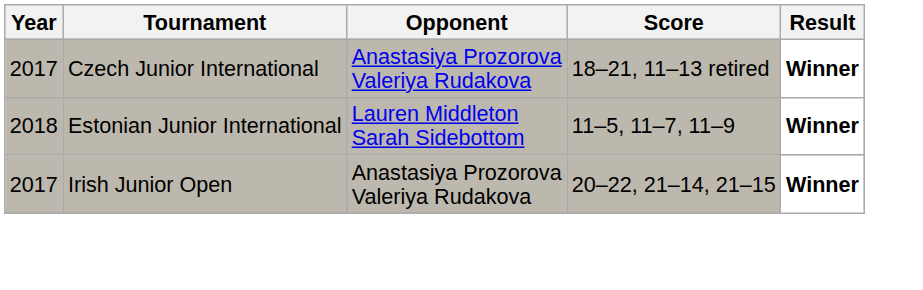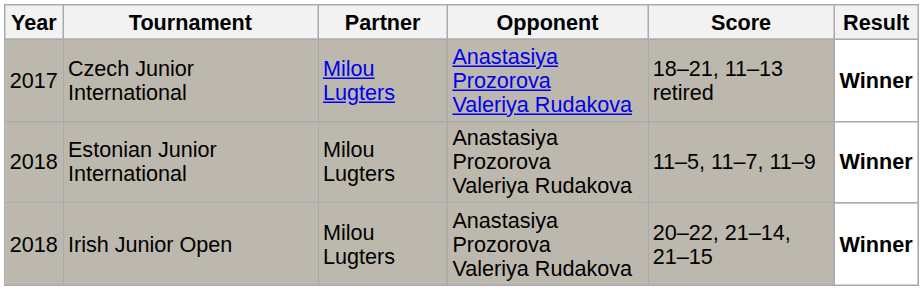+ column: (383, 22)
(438, 126) Lauren Middleton Sarah Sidebottom -> (542, 162) Anastasiya Prozorova Valeriya Rudakova
(34, 185) 2017 -> (34, 245) 2018
